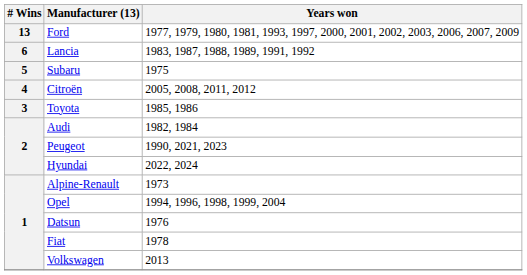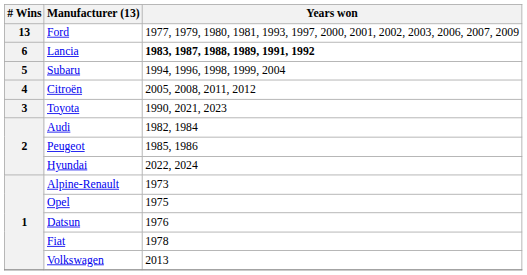(230, 51) normal -> (230, 51) bold
(157, 70) 1975 -> (215, 70) 1994, 1996, 1998, 1999, 2004
(171, 108) 1985, 1986 -> (186, 108) 1990, 2021, 2023
(186, 146) 1990, 2021, 2023 -> (171, 146) 1985, 1986
(215, 203) 1994, 1996, 1998, 1999, 2004 -> (157, 203) 1975
